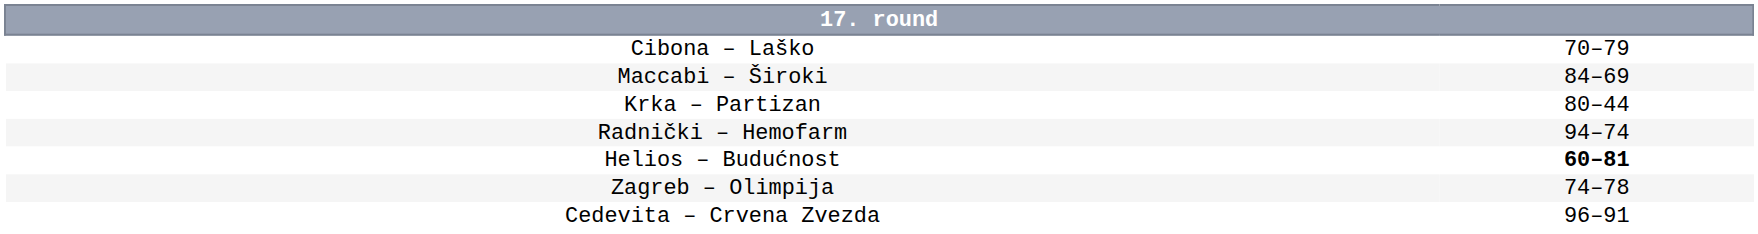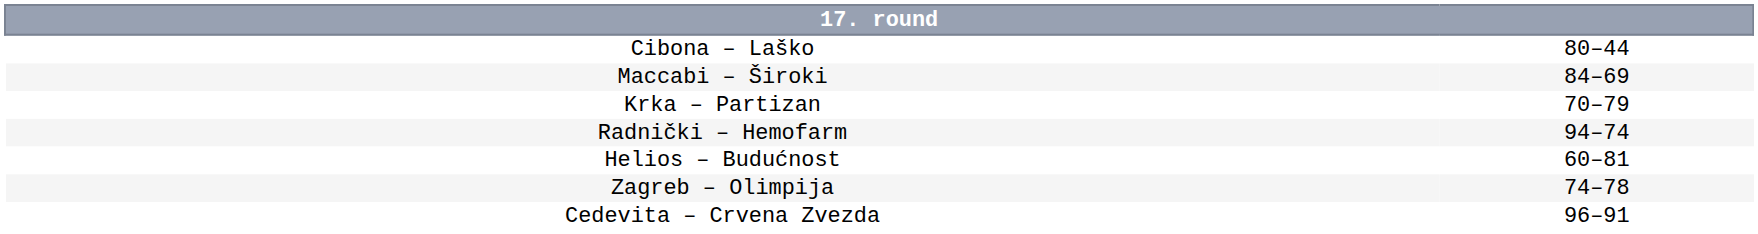(1597, 50) 70–79 -> (1597, 50) 80–44
(1597, 105) 80–44 -> (1597, 105) 70–79
(1597, 160) bold -> (1597, 160) normal
